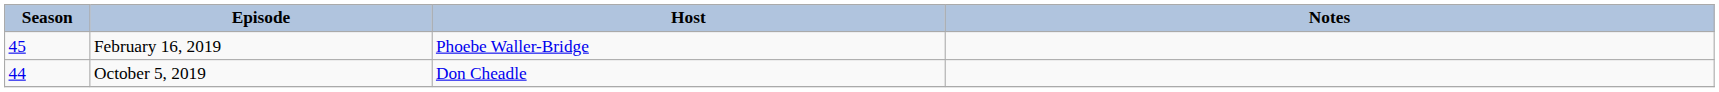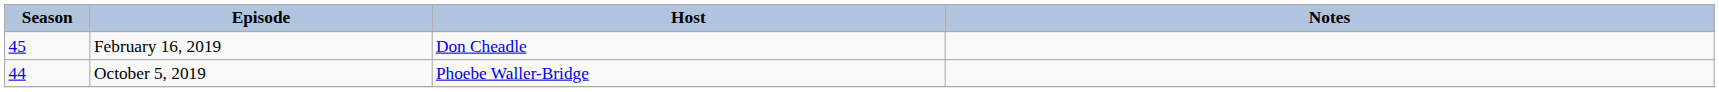(512, 45) Phoebe Waller-Bridge -> (481, 45) Don Cheadle
(481, 73) Don Cheadle -> (512, 73) Phoebe Waller-Bridge
